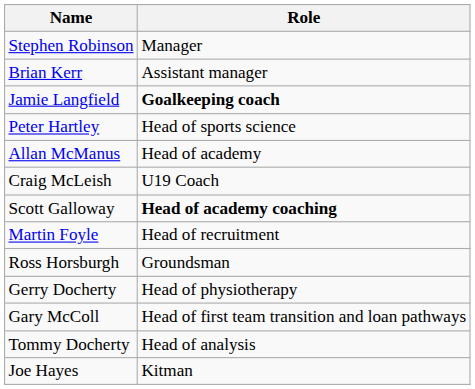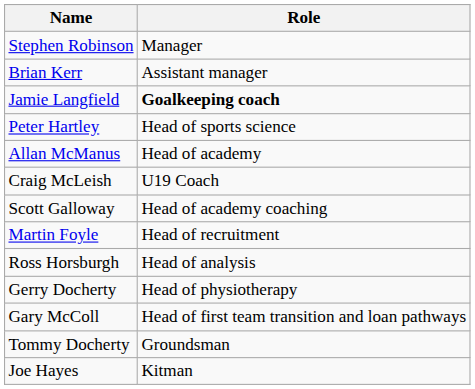(239, 208) bold -> (234, 208) normal
(186, 262) Groundsman -> (198, 262) Head of analysis
(198, 343) Head of analysis -> (186, 343) Groundsman
